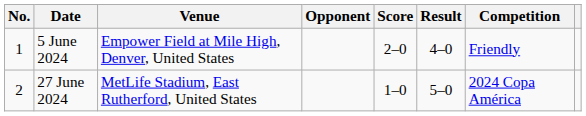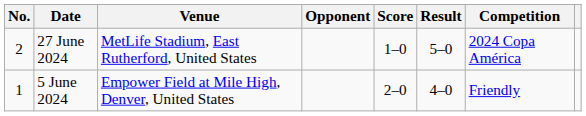rows swapped: (57, 49) <-> (61, 90)
